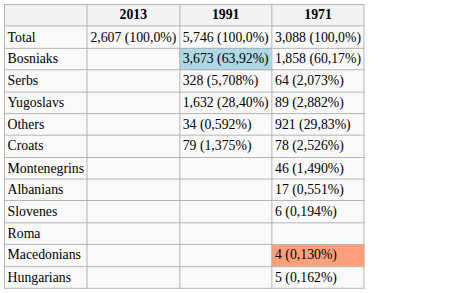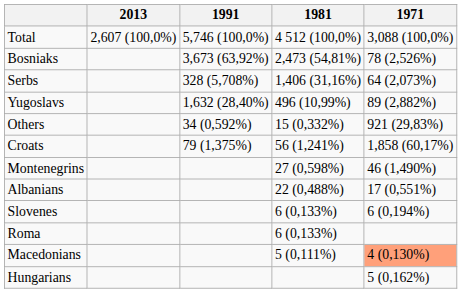+ column: (318, 15)
(226, 59) lightblue background -> (226, 59) no background
(318, 59) 1,858 (60,17%) -> (402, 59) 78 (2,526%)
(309, 146) 78 (2,526%) -> (410, 146) 1,858 (60,17%)
